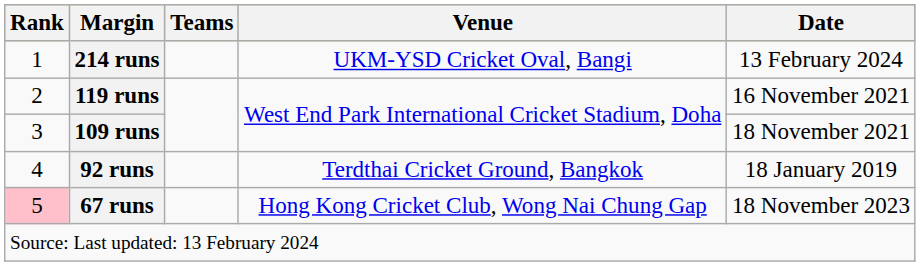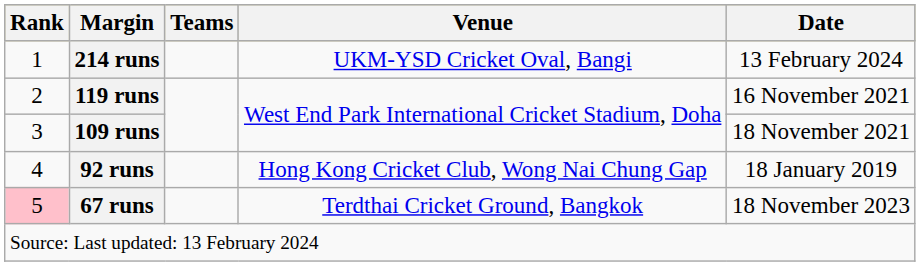(483, 168) Terdthai Cricket Ground, Bangkok -> (483, 168) Hong Kong Cricket Club, Wong Nai Chung Gap
(483, 205) Hong Kong Cricket Club, Wong Nai Chung Gap -> (483, 205) Terdthai Cricket Ground, Bangkok
